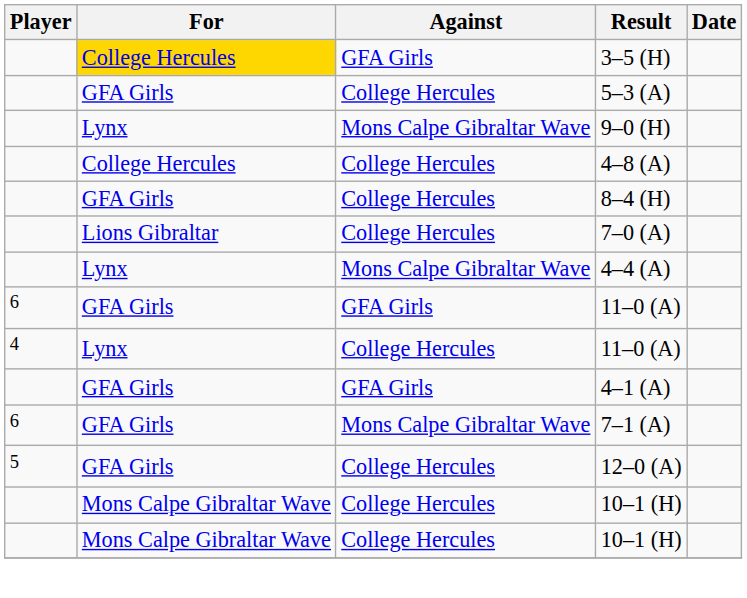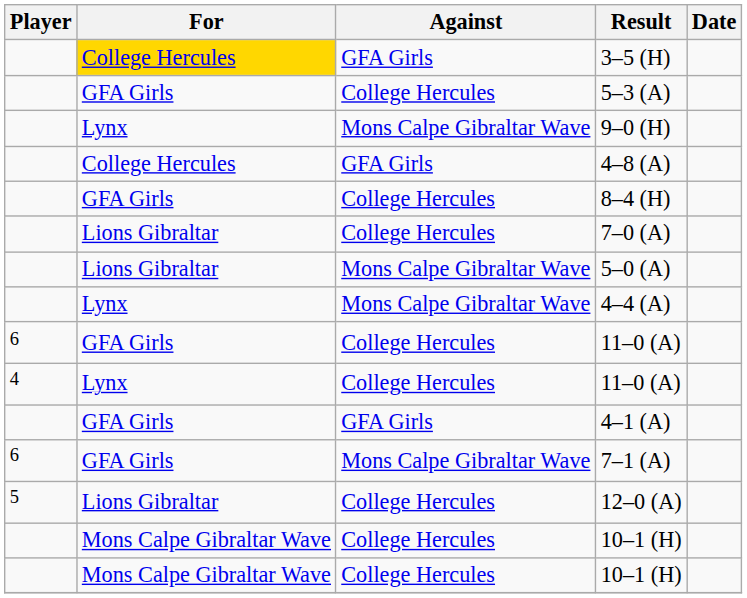(418, 163) College Hercules -> (387, 163) GFA Girls
+ row: (41, 269)
(387, 307) GFA Girls -> (418, 342) College Hercules
(128, 466) GFA Girls -> (150, 501) Lions Gibraltar
